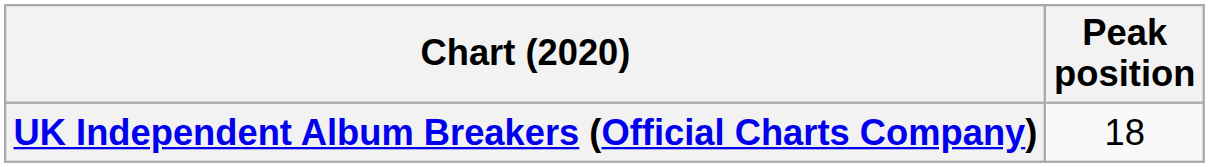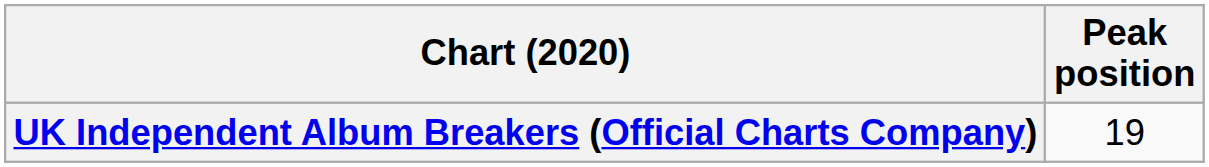(1125, 131) 18 -> (1125, 131) 19
